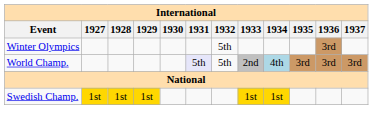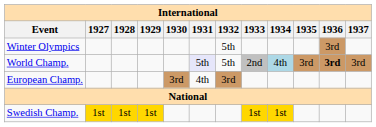(329, 63) normal -> (332, 63) bold
+ row: (45, 79)
